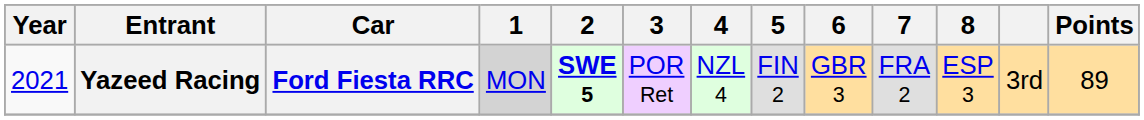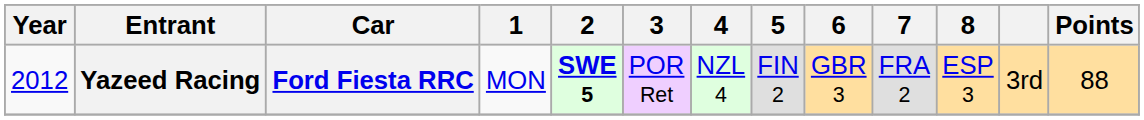(40, 79) 2021 -> (40, 79) 2012
(516, 79) lightgrey background -> (516, 79) no background
(1094, 79) 89 -> (1094, 79) 88
